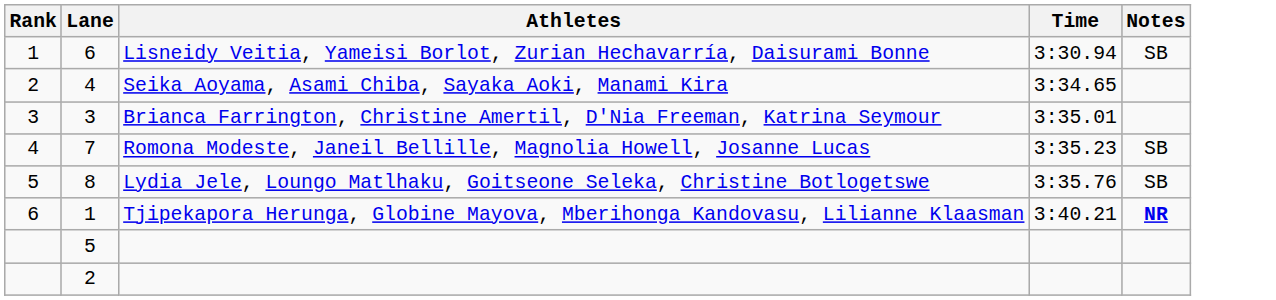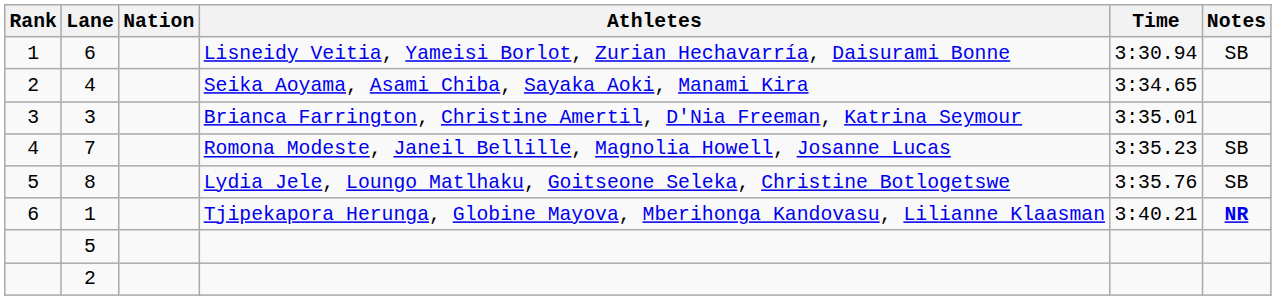+ column: (159, 21)
